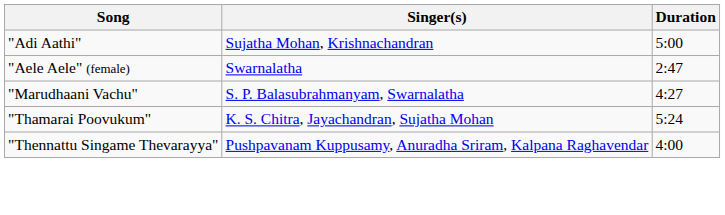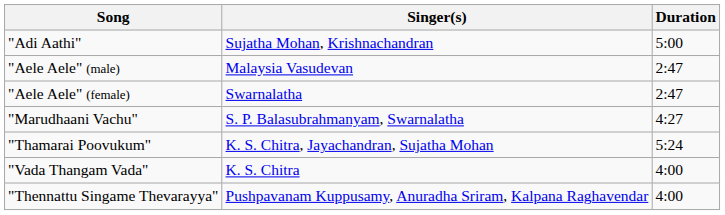+ row: (64, 68)
+ row: (78, 170)
